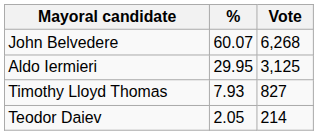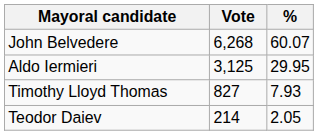columns swapped: (285, 17) <-> (233, 17)
